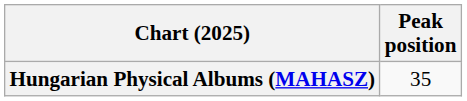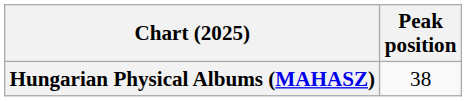(421, 78) 35 -> (421, 78) 38
